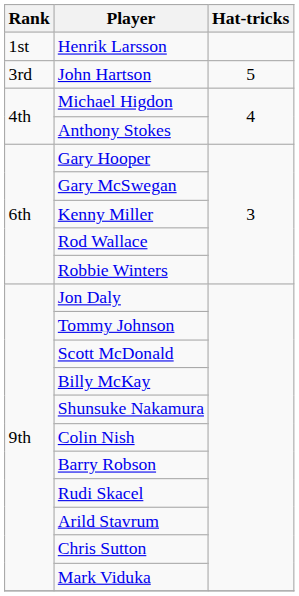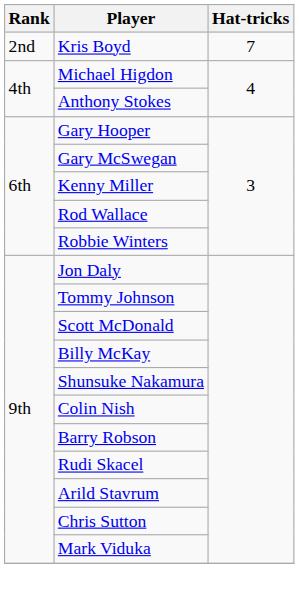- row: (112, 46)
+ row: (94, 46)
- row: (105, 74)
